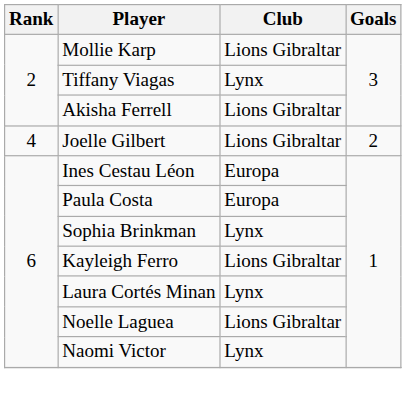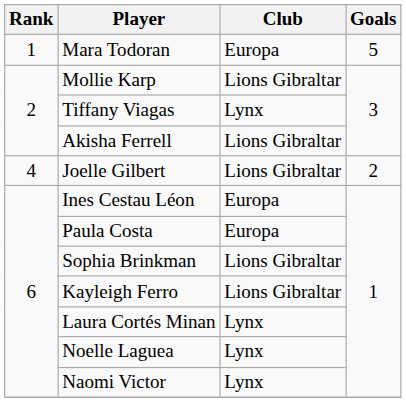+ row: (116, 49)
(244, 230) Lynx -> (283, 261) Lions Gibraltar
(283, 321) Lions Gibraltar -> (244, 351) Lynx
